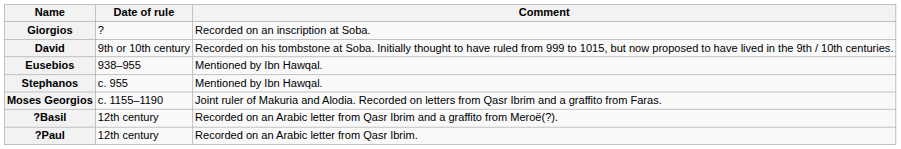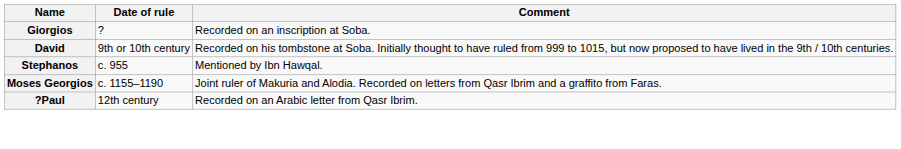- row: (50, 65)
- row: (50, 118)
